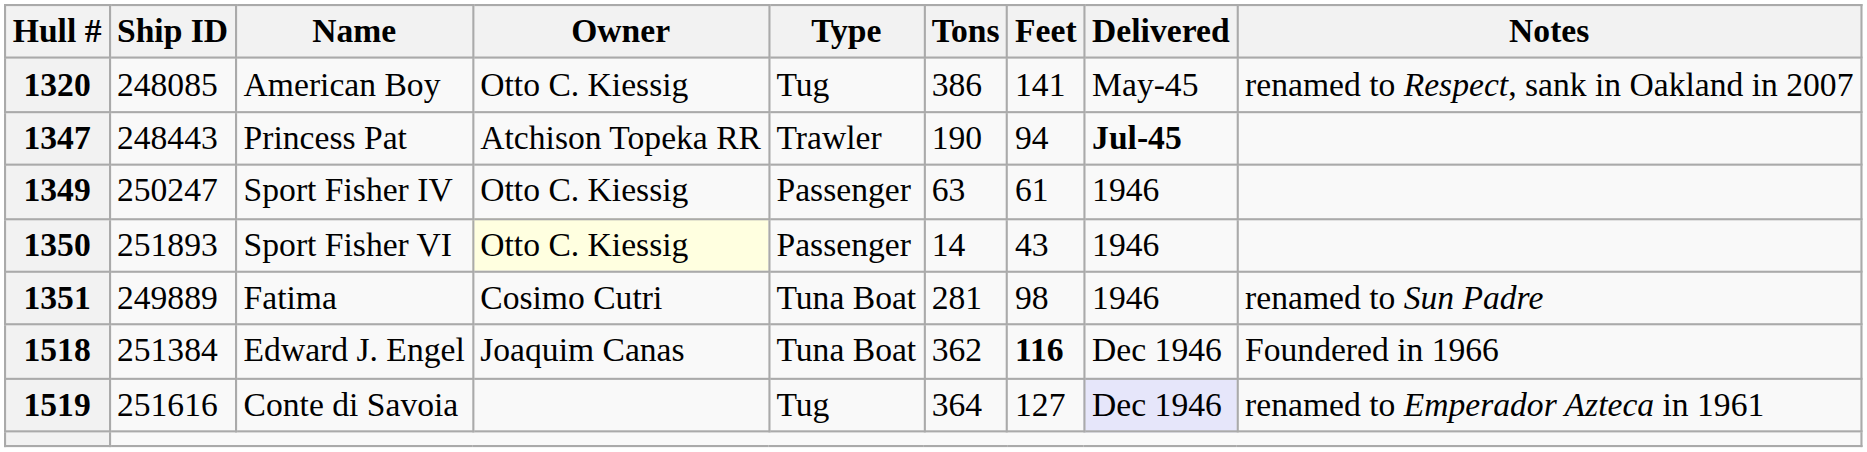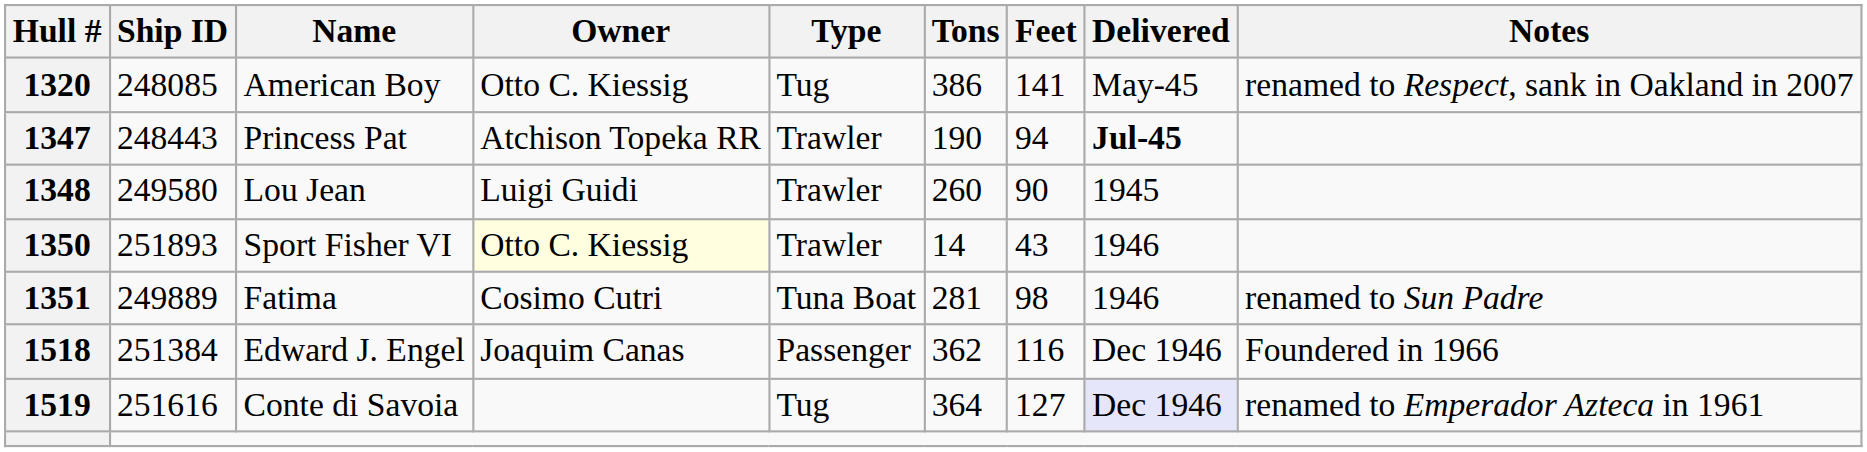+ row: (57, 191)
- row: (57, 191)
(844, 244) Passenger -> (829, 244) Trawler
(846, 350) Tuna Boat -> (844, 350) Passenger
(1039, 350) bold -> (1040, 350) normal
